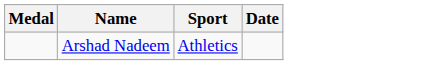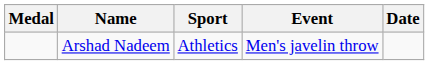+ column: (312, 18)
